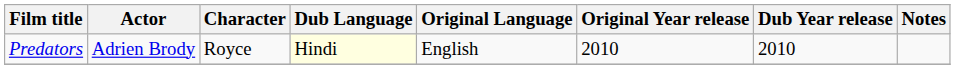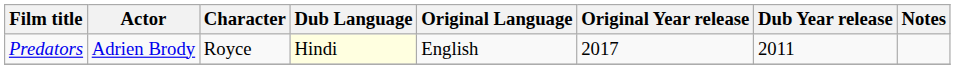(600, 49) 2010 -> (600, 49) 2017
(777, 49) 2010 -> (776, 49) 2011
